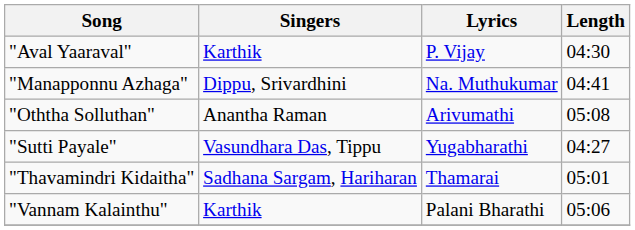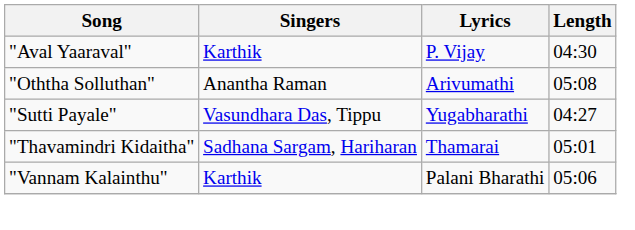- row: (98, 83)
